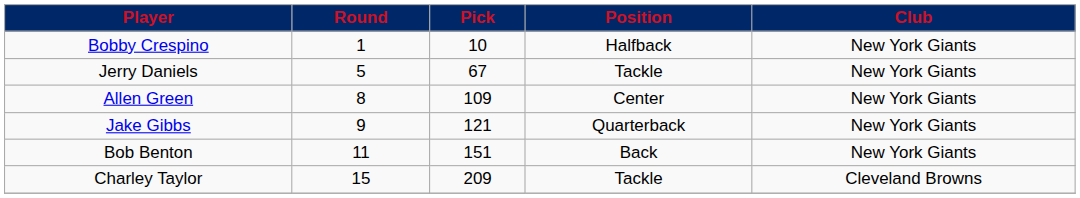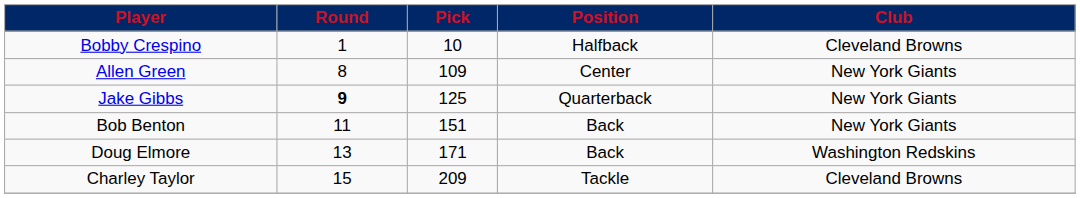(914, 44) New York Giants -> (894, 44) Cleveland Browns
- row: (148, 71)
(361, 125) normal -> (342, 98) bold
(478, 125) 121 -> (453, 98) 125
+ row: (141, 152)
